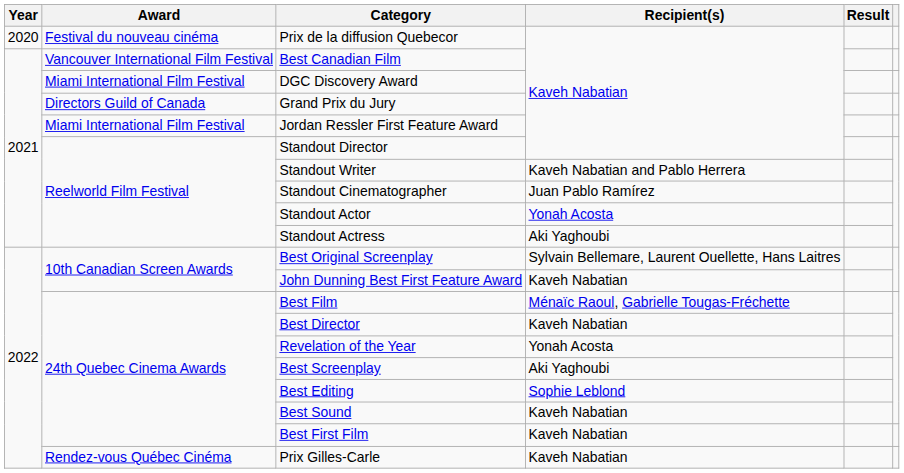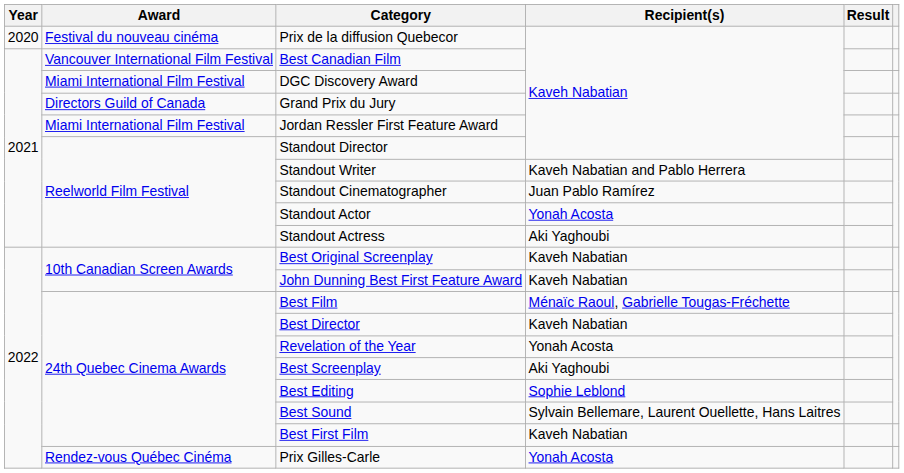(684, 258) Sylvain Bellemare, Laurent Ouellette, Hans Laitres -> (578, 258) Kaveh Nabatian
(578, 412) Kaveh Nabatian -> (684, 412) Sylvain Bellemare, Laurent Ouellette, Hans Laitres
(578, 457) Kaveh Nabatian -> (571, 457) Yonah Acosta
